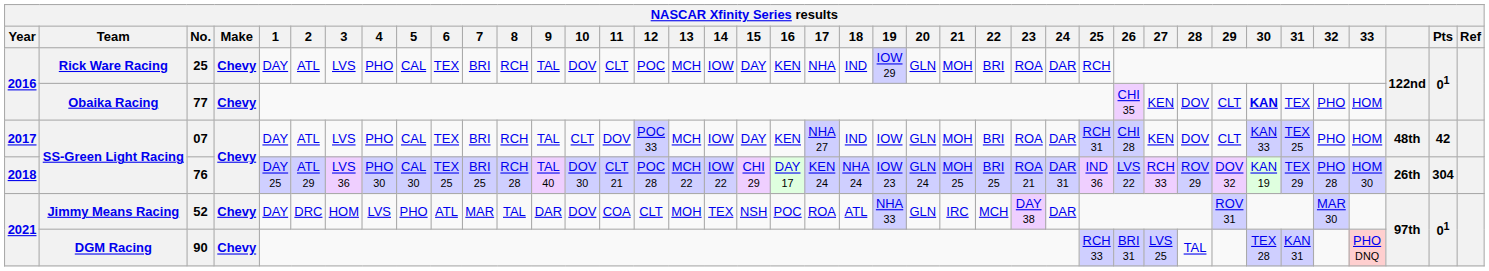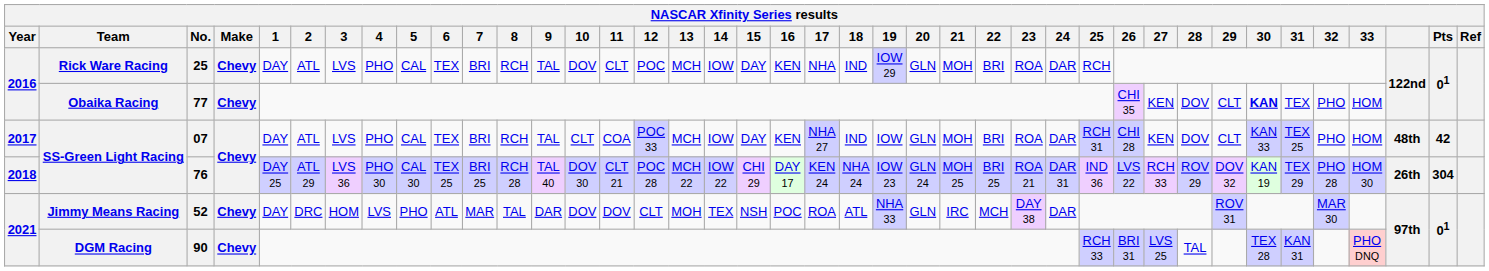(617, 138) DOV -> (617, 138) COA
(617, 211) COA -> (617, 211) DOV
